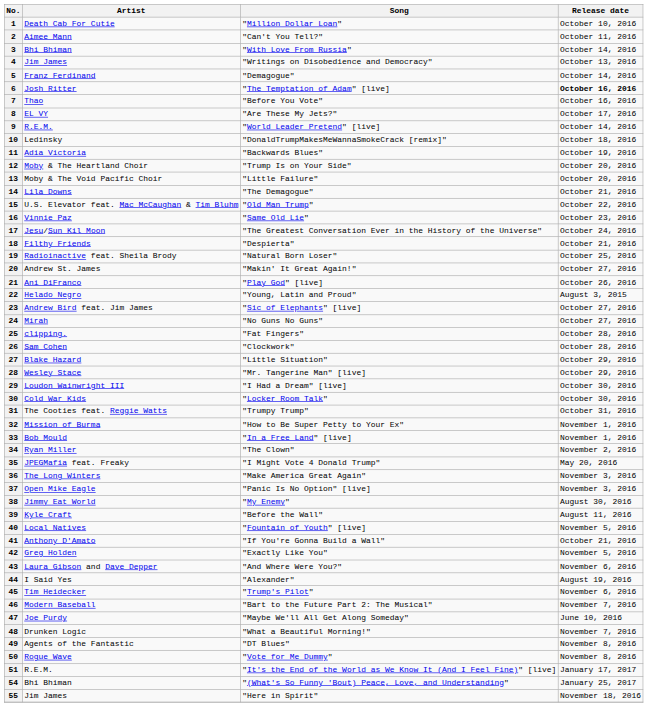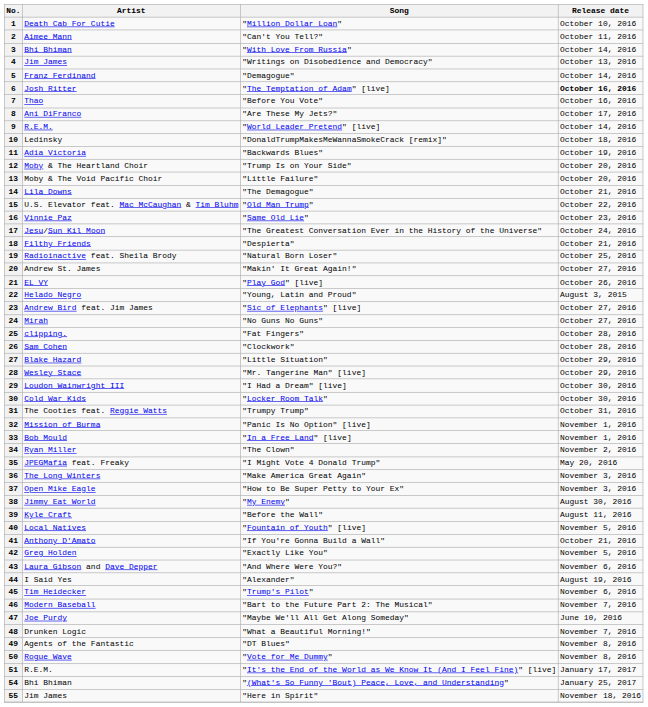(36, 114) EL VY -> (53, 114) Ani DiFranco
(53, 282) Ani DiFranco -> (36, 282) EL VY
(323, 424) "How to Be Super Petty to Your Ex" -> (306, 424) "Panic Is No Option" [live]
(306, 489) "Panic Is No Option" [live] -> (323, 489) "How to Be Super Petty to Your Ex"
